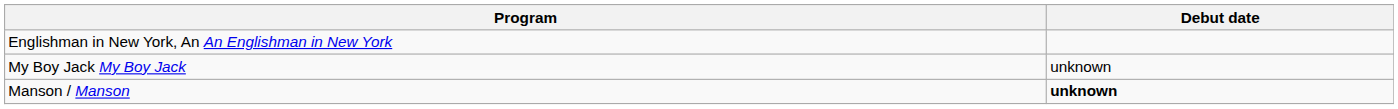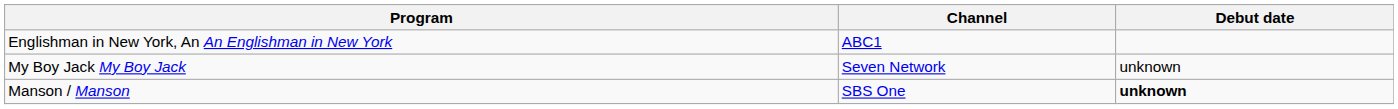+ column: (977, 17)
